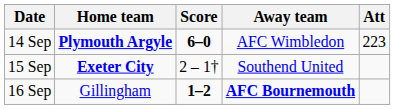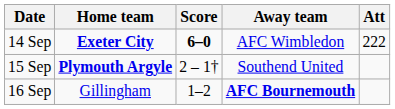(115, 41) Plymouth Argyle -> (115, 41) Exeter City
(374, 41) 223 -> (374, 41) 222
(115, 66) Exeter City -> (115, 66) Plymouth Argyle
(199, 91) bold -> (199, 91) normal
